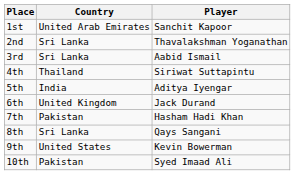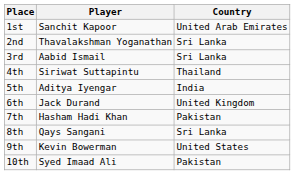columns swapped: (221, 12) <-> (94, 12)
